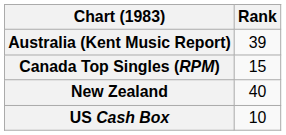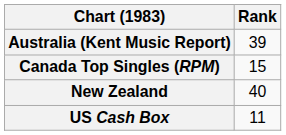(257, 117) 10 -> (257, 117) 11
